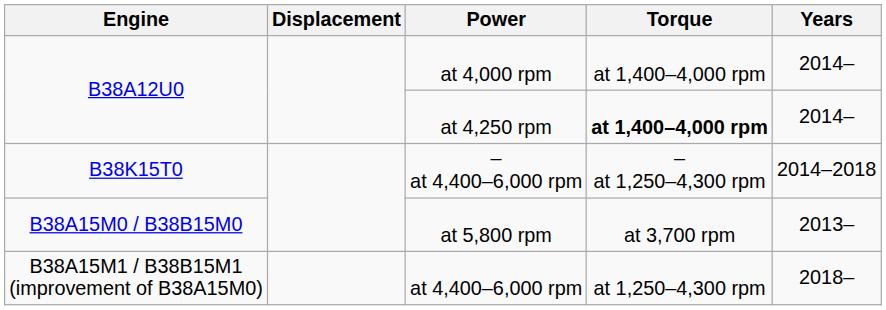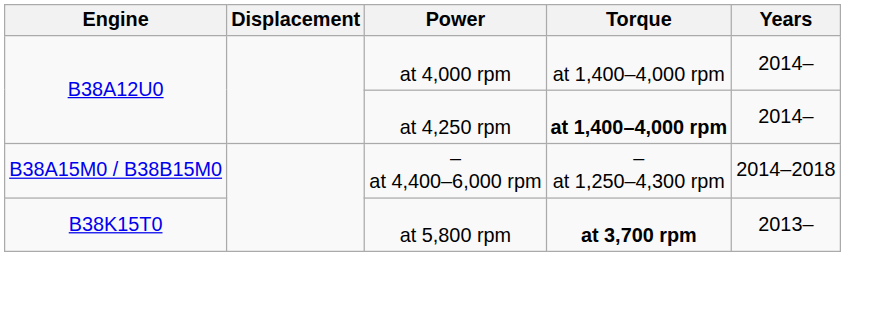(136, 170) B38K15T0 -> (116, 170) B38A15M0 / B38B15M0
(136, 224) B38A15M0 / B38B15M0 -> (116, 224) B38K15T0
(680, 235) normal -> (639, 235) bold
- row: (496, 289)
